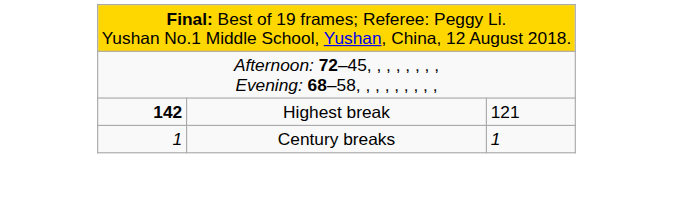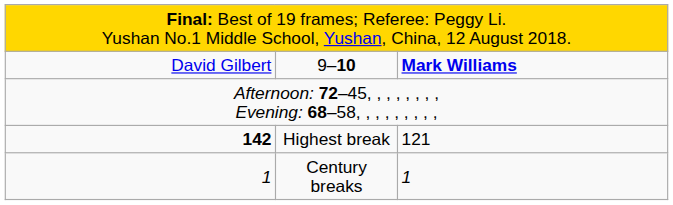+ row: (221, 65)
